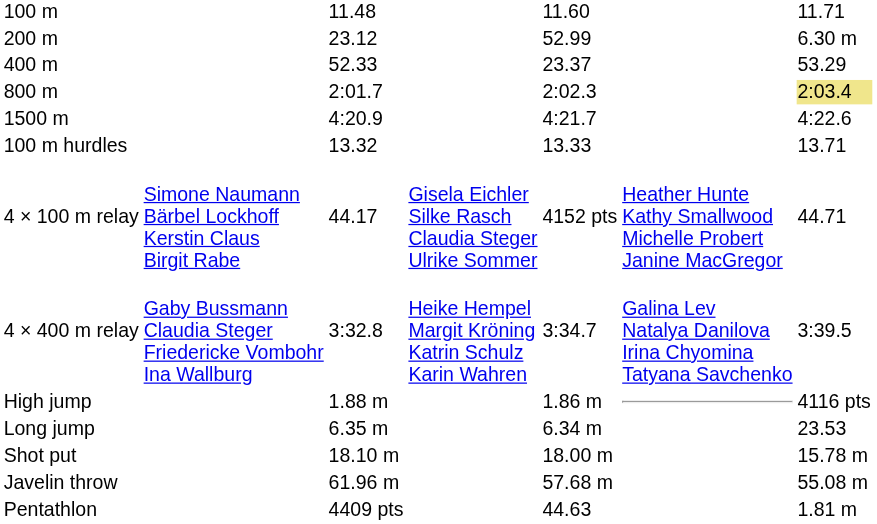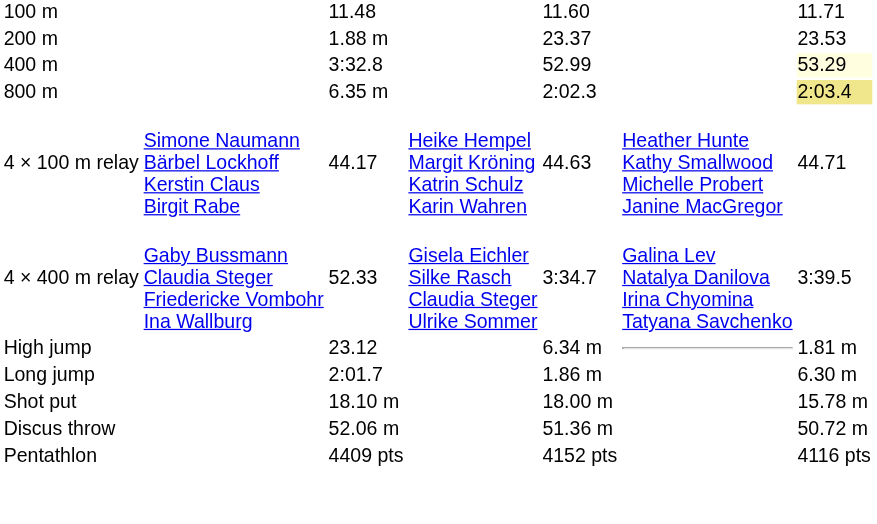(353, 38) 23.12 -> (358, 38) 1.88 m
(567, 38) 52.99 -> (567, 38) 23.37
(827, 38) 6.30 m -> (822, 38) 23.53
(353, 65) 52.33 -> (356, 65) 3:32.8
(567, 65) 23.37 -> (567, 65) 52.99
(822, 65) no background -> (822, 65) lightyellow background
(356, 92) 2:01.7 -> (358, 92) 6.35 m
- row: (36, 118)
- row: (66, 145)
(473, 227) Gisela Eichler Silke Rasch Claudia Steger Ulrike Sommer -> (472, 173) Heike Hempel Margit Kröning Katrin Schulz Karin Wahren
(580, 216) 4152 pts -> (567, 162) 44.63
(356, 331) 3:32.8 -> (353, 277) 52.33
(472, 342) Heike Hempel Margit Kröning Katrin Schulz Karin Wahren -> (473, 288) Gisela Eichler Silke Rasch Claudia Steger Ulrike Sommer
(358, 401) 1.88 m -> (353, 348) 23.12
(572, 401) 1.86 m -> (572, 348) 6.34 m
(834, 401) 4116 pts -> (827, 348) 1.81 m
(358, 428) 6.35 m -> (356, 375) 2:01.7
(572, 428) 6.34 m -> (572, 375) 1.86 m
(822, 428) 23.53 -> (827, 375) 6.30 m
+ row: (60, 428)
- row: (61, 482)
(567, 509) 44.63 -> (580, 455) 4152 pts
(827, 509) 1.81 m -> (834, 455) 4116 pts
